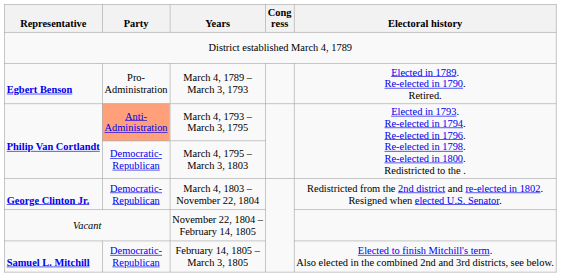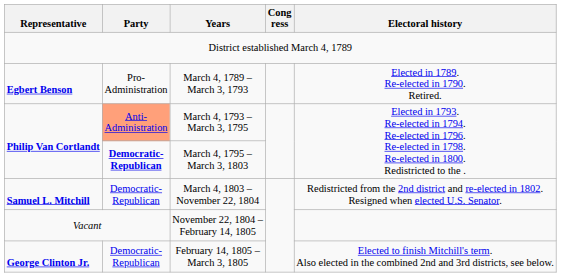(136, 160) normal -> (136, 160) bold
(48, 200) George Clinton Jr. -> (48, 200) Samuel L. Mitchill
(48, 262) Samuel L. Mitchill -> (48, 262) George Clinton Jr.
